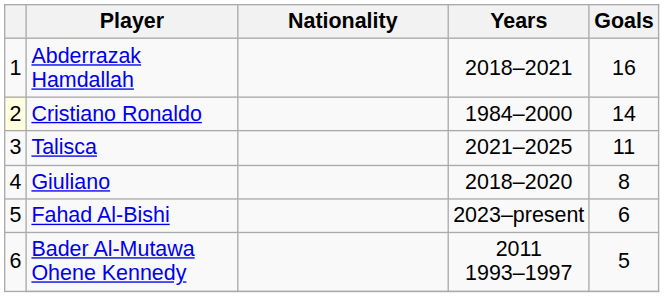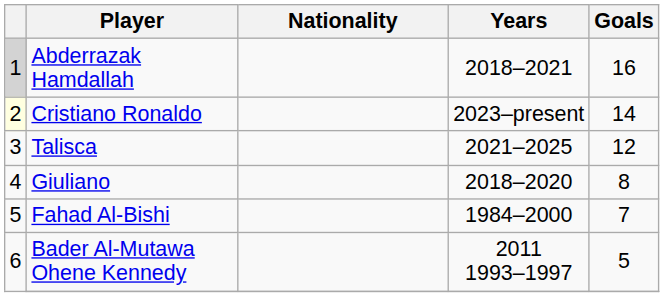(16, 67) no background -> (16, 67) lightgrey background
(519, 113) 1984–2000 -> (519, 113) 2023–present
(624, 147) 11 -> (624, 147) 12
(519, 215) 2023–present -> (519, 215) 1984–2000
(624, 215) 6 -> (624, 215) 7
